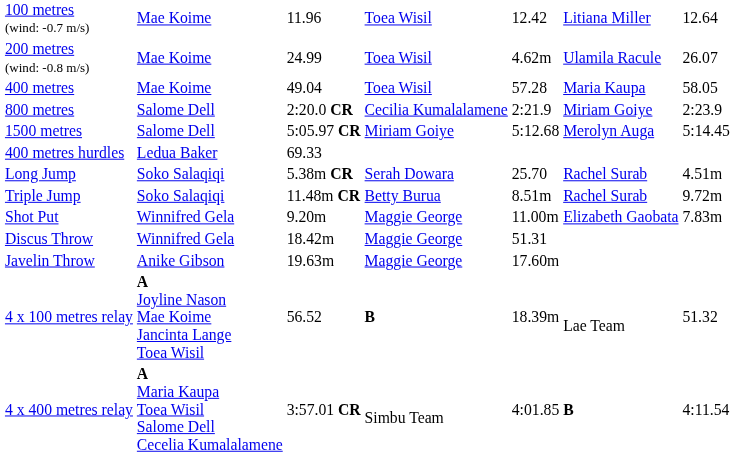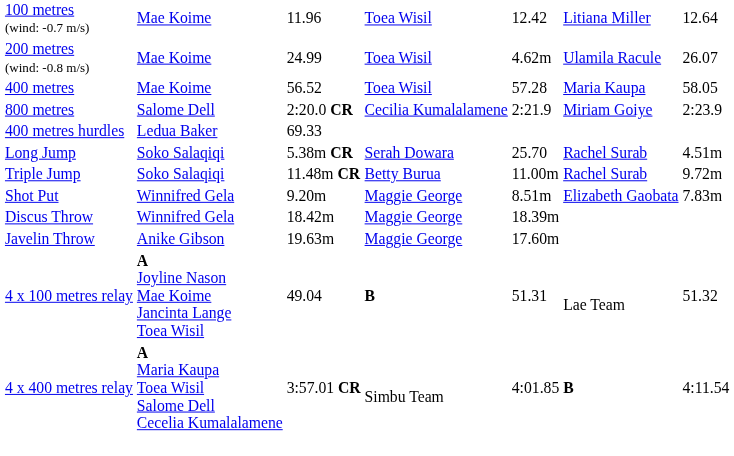(304, 88) 49.04 -> (304, 88) 56.52
- row: (43, 131)
(532, 195) 8.51m -> (535, 174) 11.00m
(535, 217) 11.00m -> (532, 195) 8.51m
(529, 239) 51.31 -> (535, 217) 18.39m
(304, 317) 56.52 -> (304, 295) 49.04
(535, 317) 18.39m -> (529, 295) 51.31
